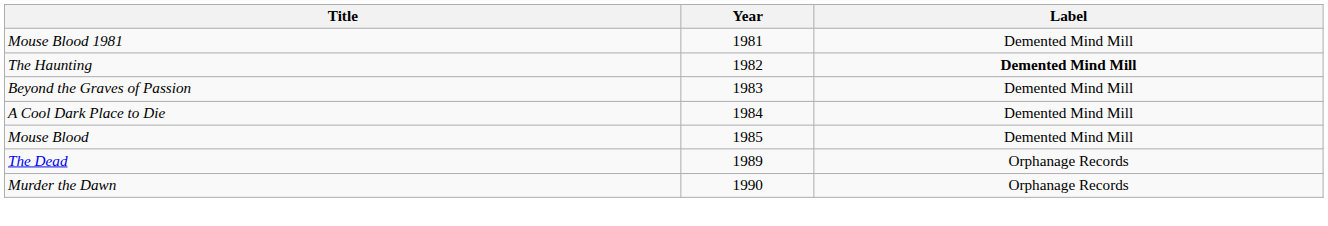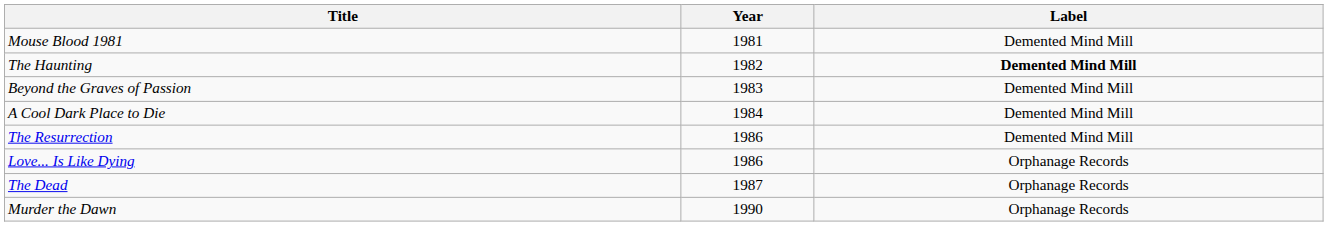- row: (48, 137)
+ row: (60, 137)
+ row: (71, 161)
(748, 161) 1989 -> (748, 185) 1987
